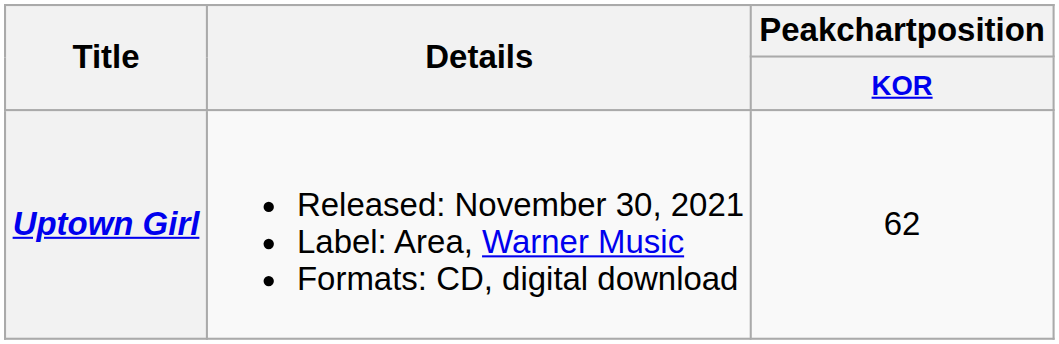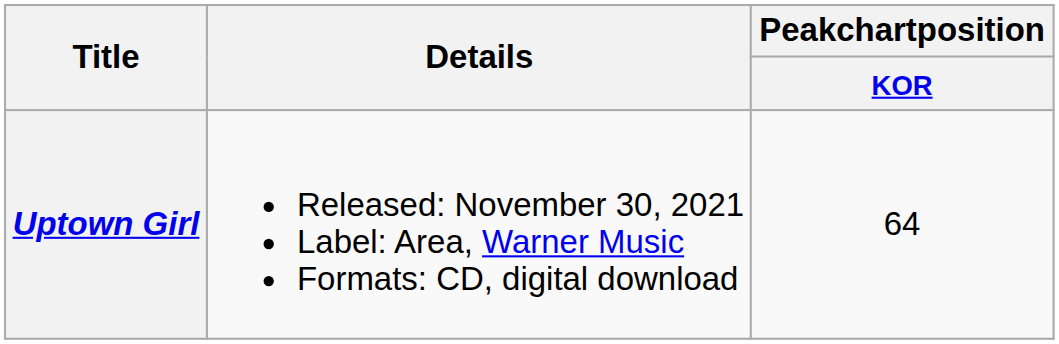(902, 223) 62 -> (902, 223) 64
